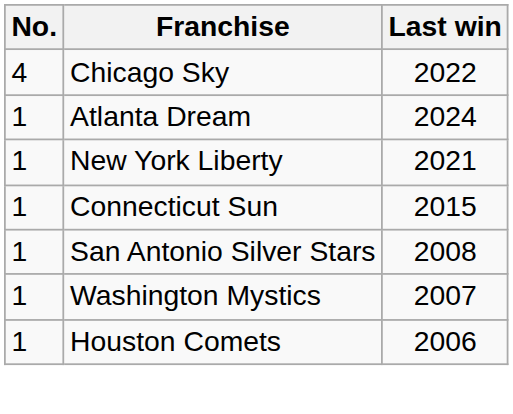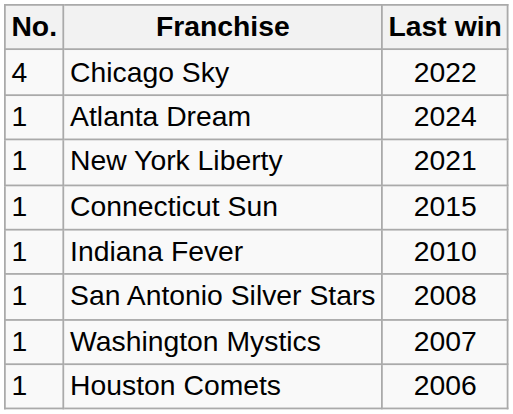+ row: (157, 251)
